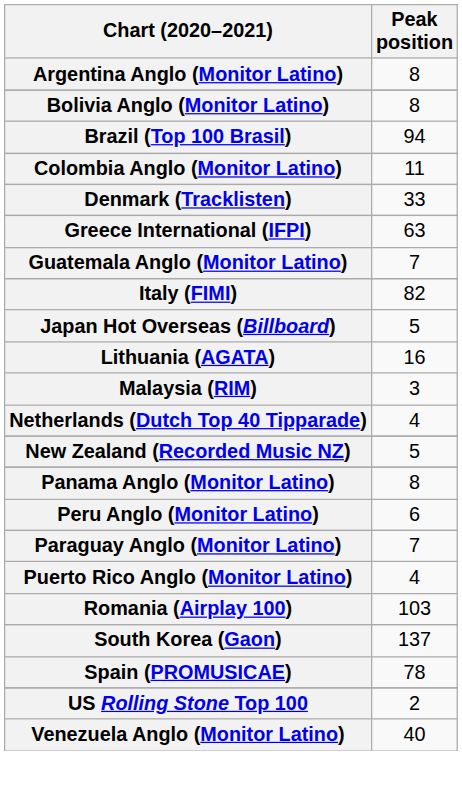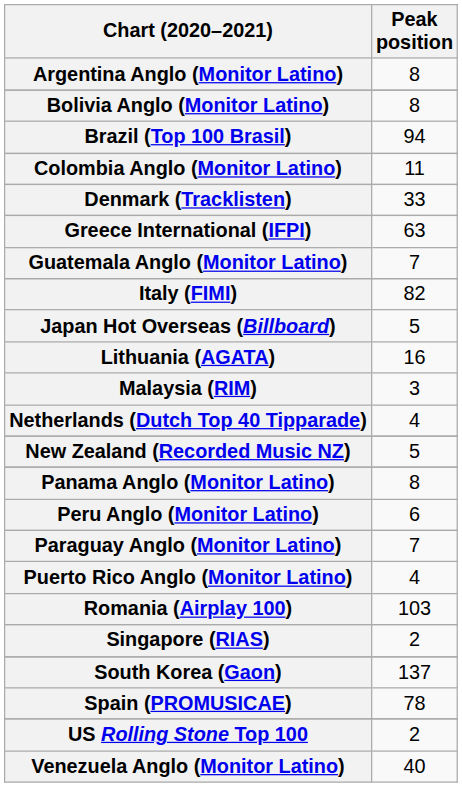+ row: (188, 640)
